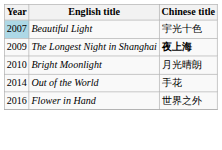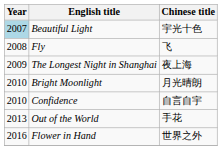+ row: (38, 47)
(177, 46) bold -> (177, 64) normal
+ row: (54, 100)
(17, 83) 2014 -> (17, 118) 2013
